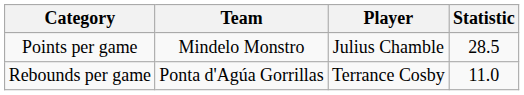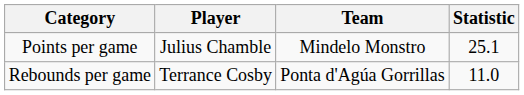columns swapped: (388, 18) <-> (242, 18)
(484, 47) 28.5 -> (484, 47) 25.1
